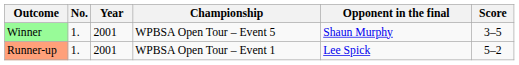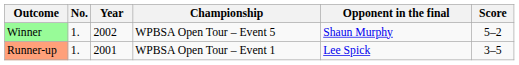(105, 32) 2001 -> (105, 32) 2002
(493, 32) 3–5 -> (493, 32) 5–2
(493, 50) 5–2 -> (493, 50) 3–5
